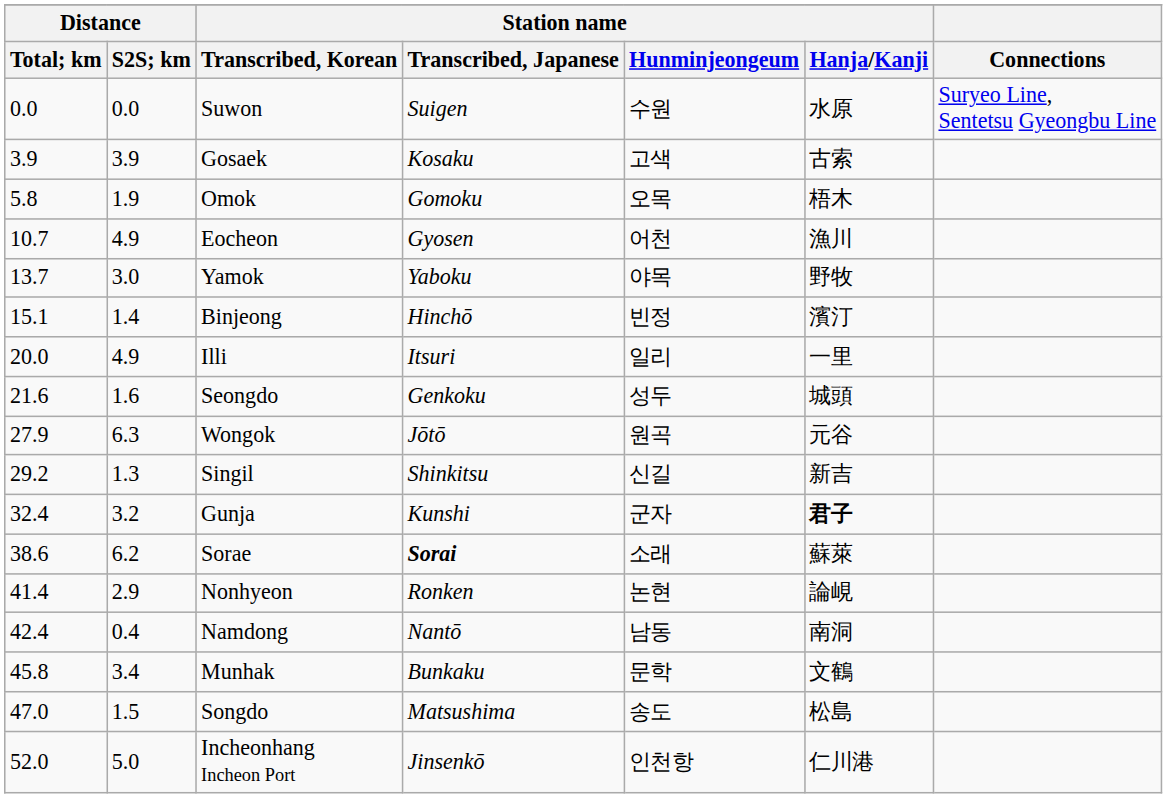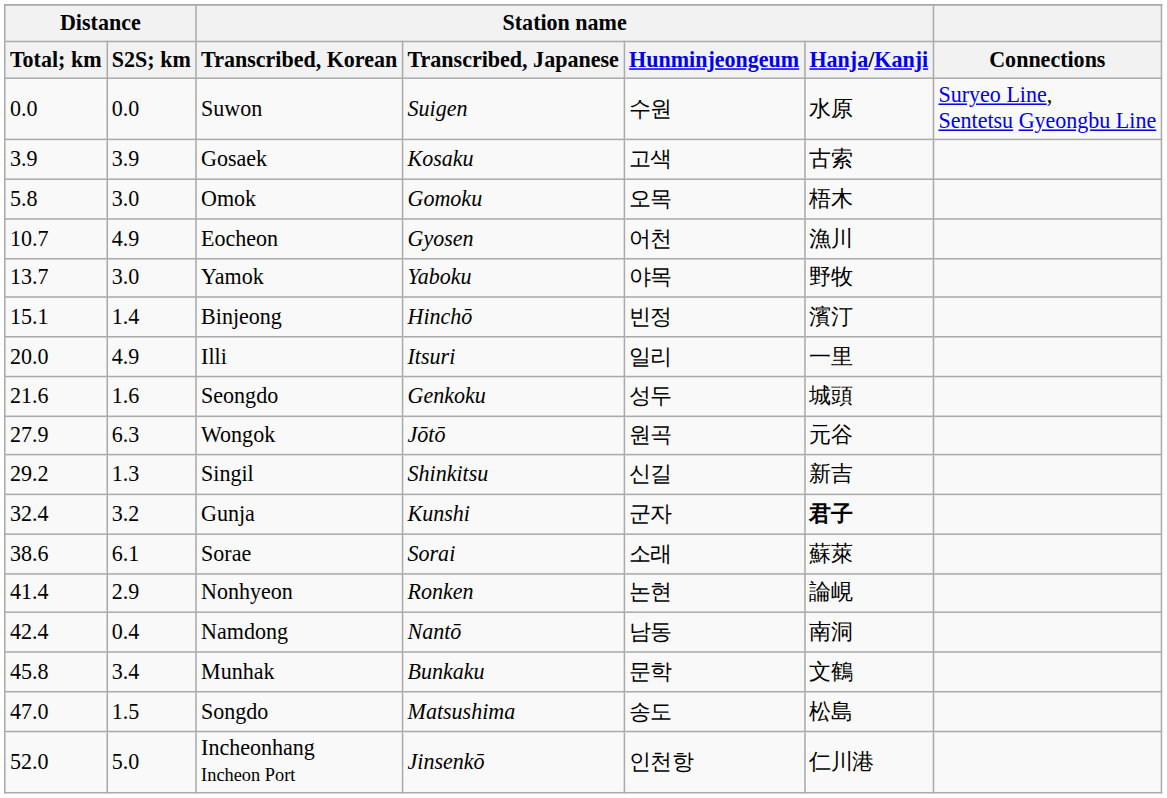(126, 199) 1.9 -> (126, 199) 3.0
(126, 553) 6.2 -> (126, 553) 6.1
(432, 553) bold -> (431, 553) normal
